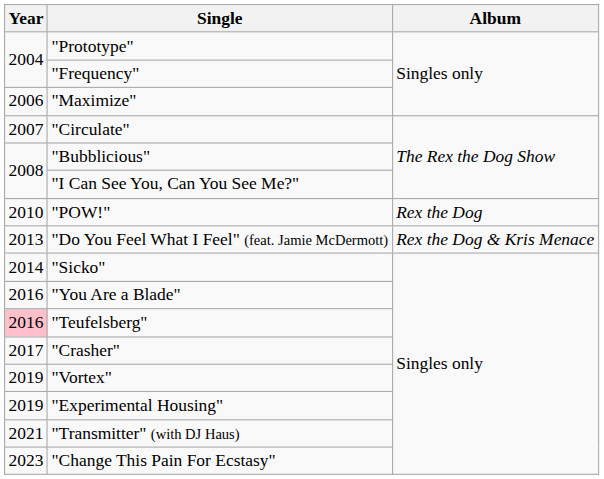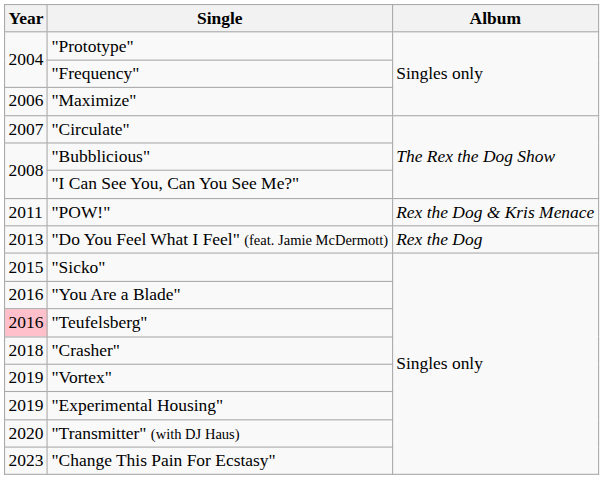(26, 211) 2010 -> (26, 211) 2011
(439, 211) Rex the Dog -> (495, 211) Rex the Dog & Kris Menace
(495, 239) Rex the Dog & Kris Menace -> (439, 239) Rex the Dog
(26, 267) 2014 -> (26, 267) 2015
(26, 350) 2017 -> (26, 350) 2018
(26, 433) 2021 -> (26, 433) 2020
